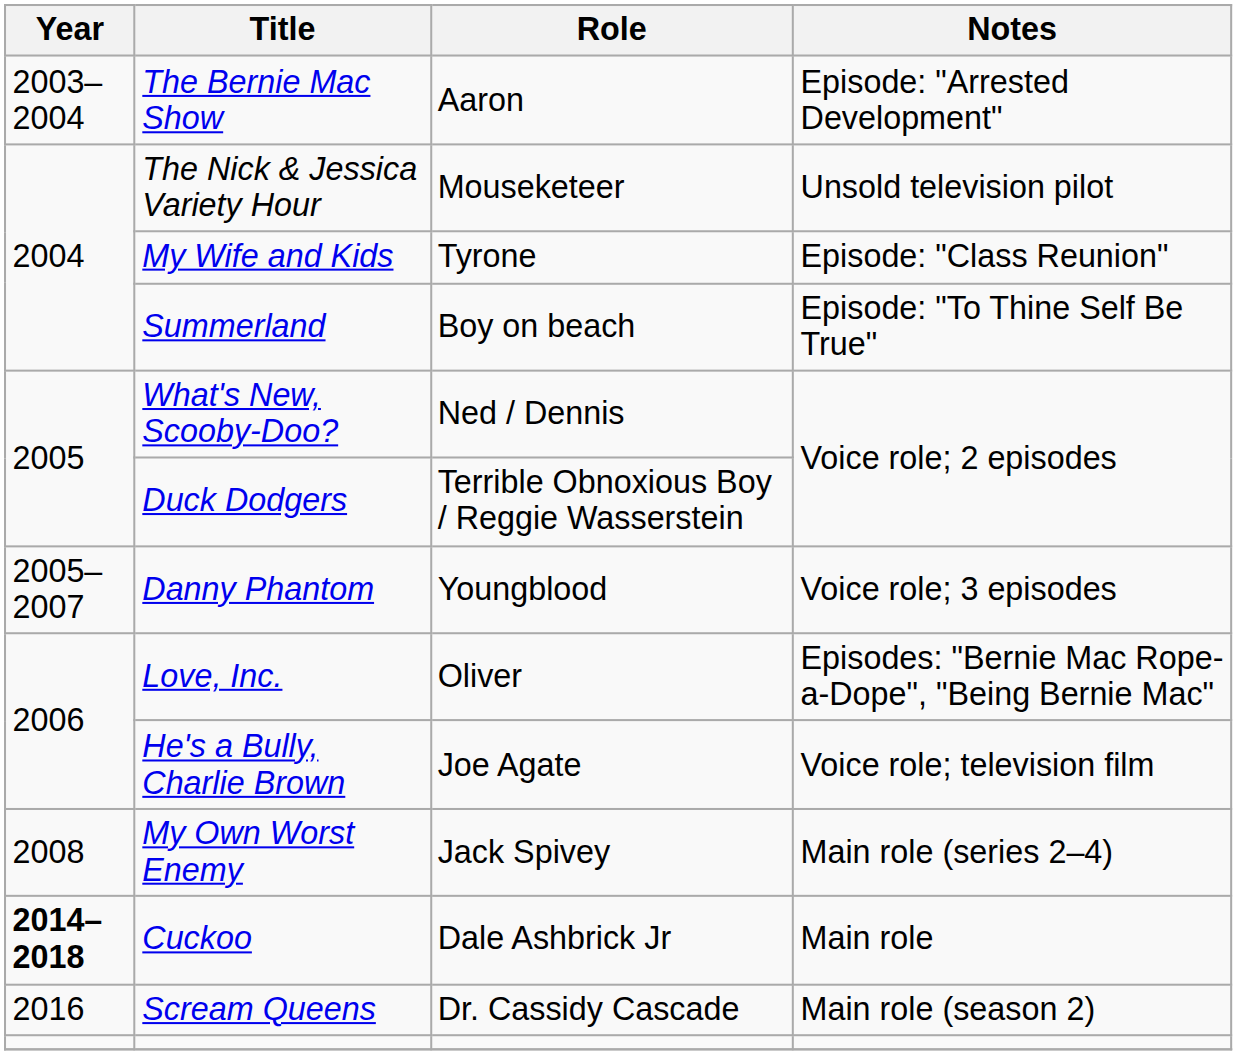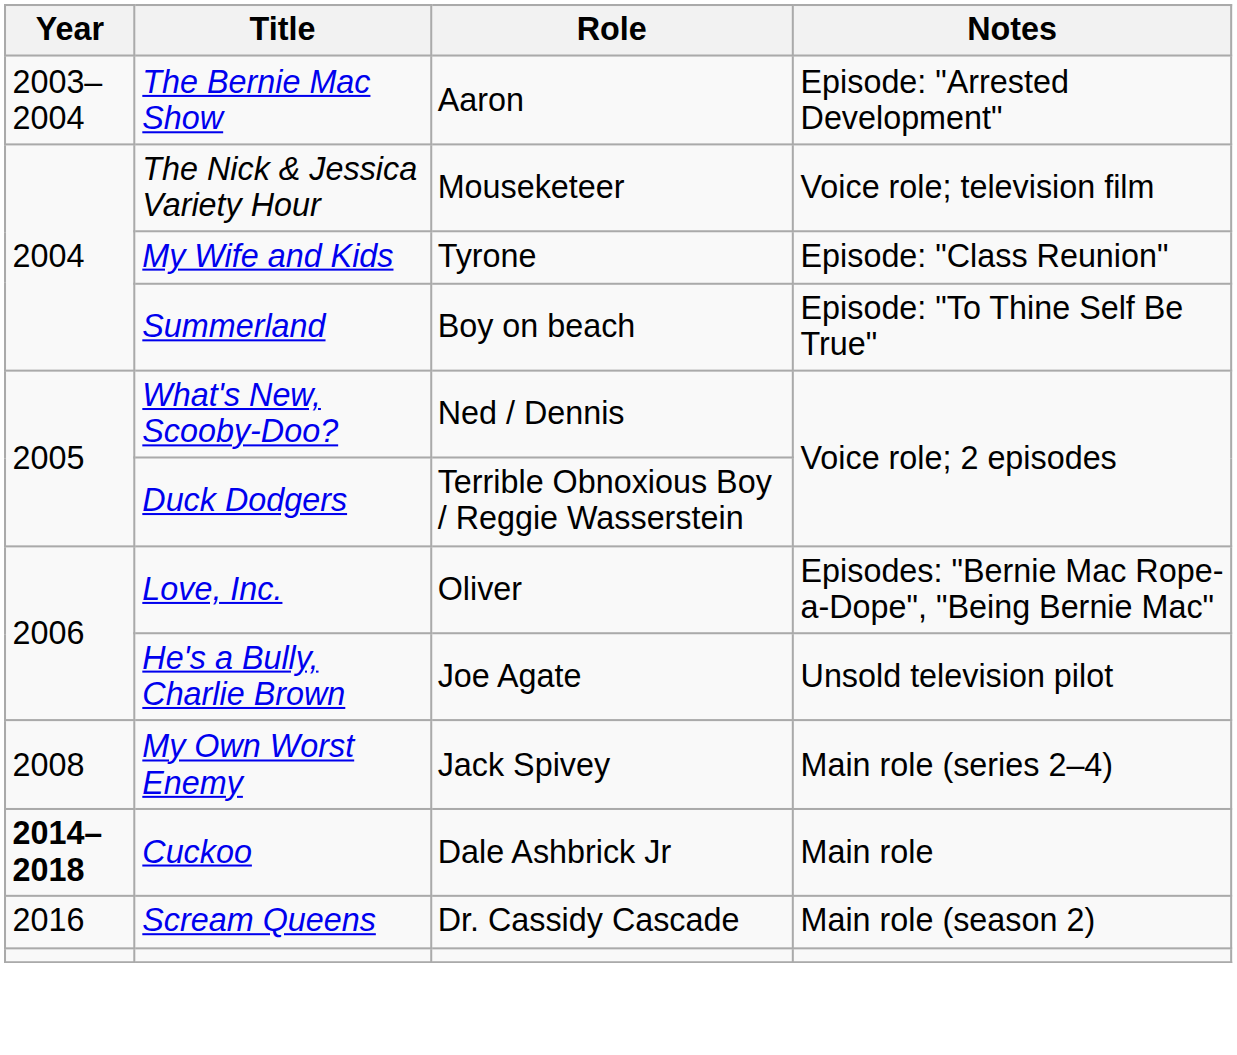(957, 187) Unsold television pilot -> (977, 187) Voice role; television film
- row: (258, 588)
(977, 764) Voice role; television film -> (957, 676) Unsold television pilot
